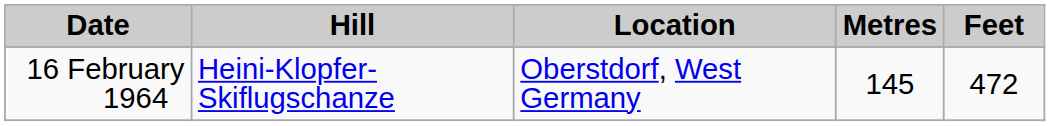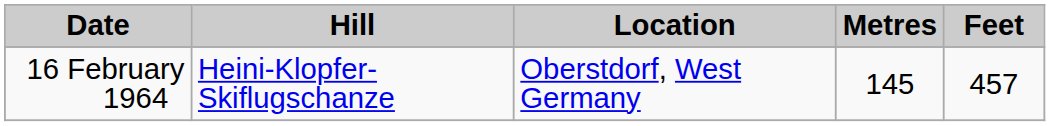(994, 83) 472 -> (994, 83) 457
